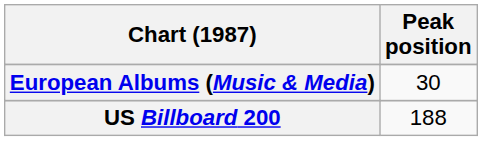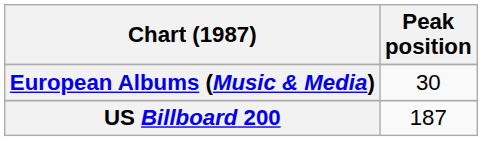(428, 117) 188 -> (428, 117) 187
